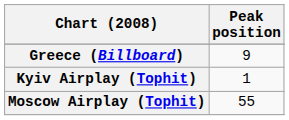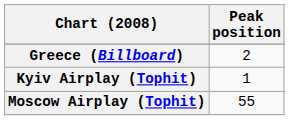(246, 56) 9 -> (246, 56) 2
